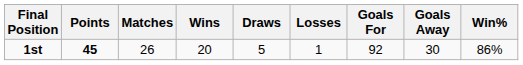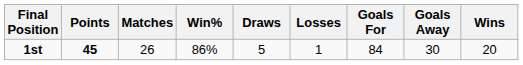columns swapped: (205, 22) <-> (490, 22)
(376, 50) 92 -> (376, 50) 84
